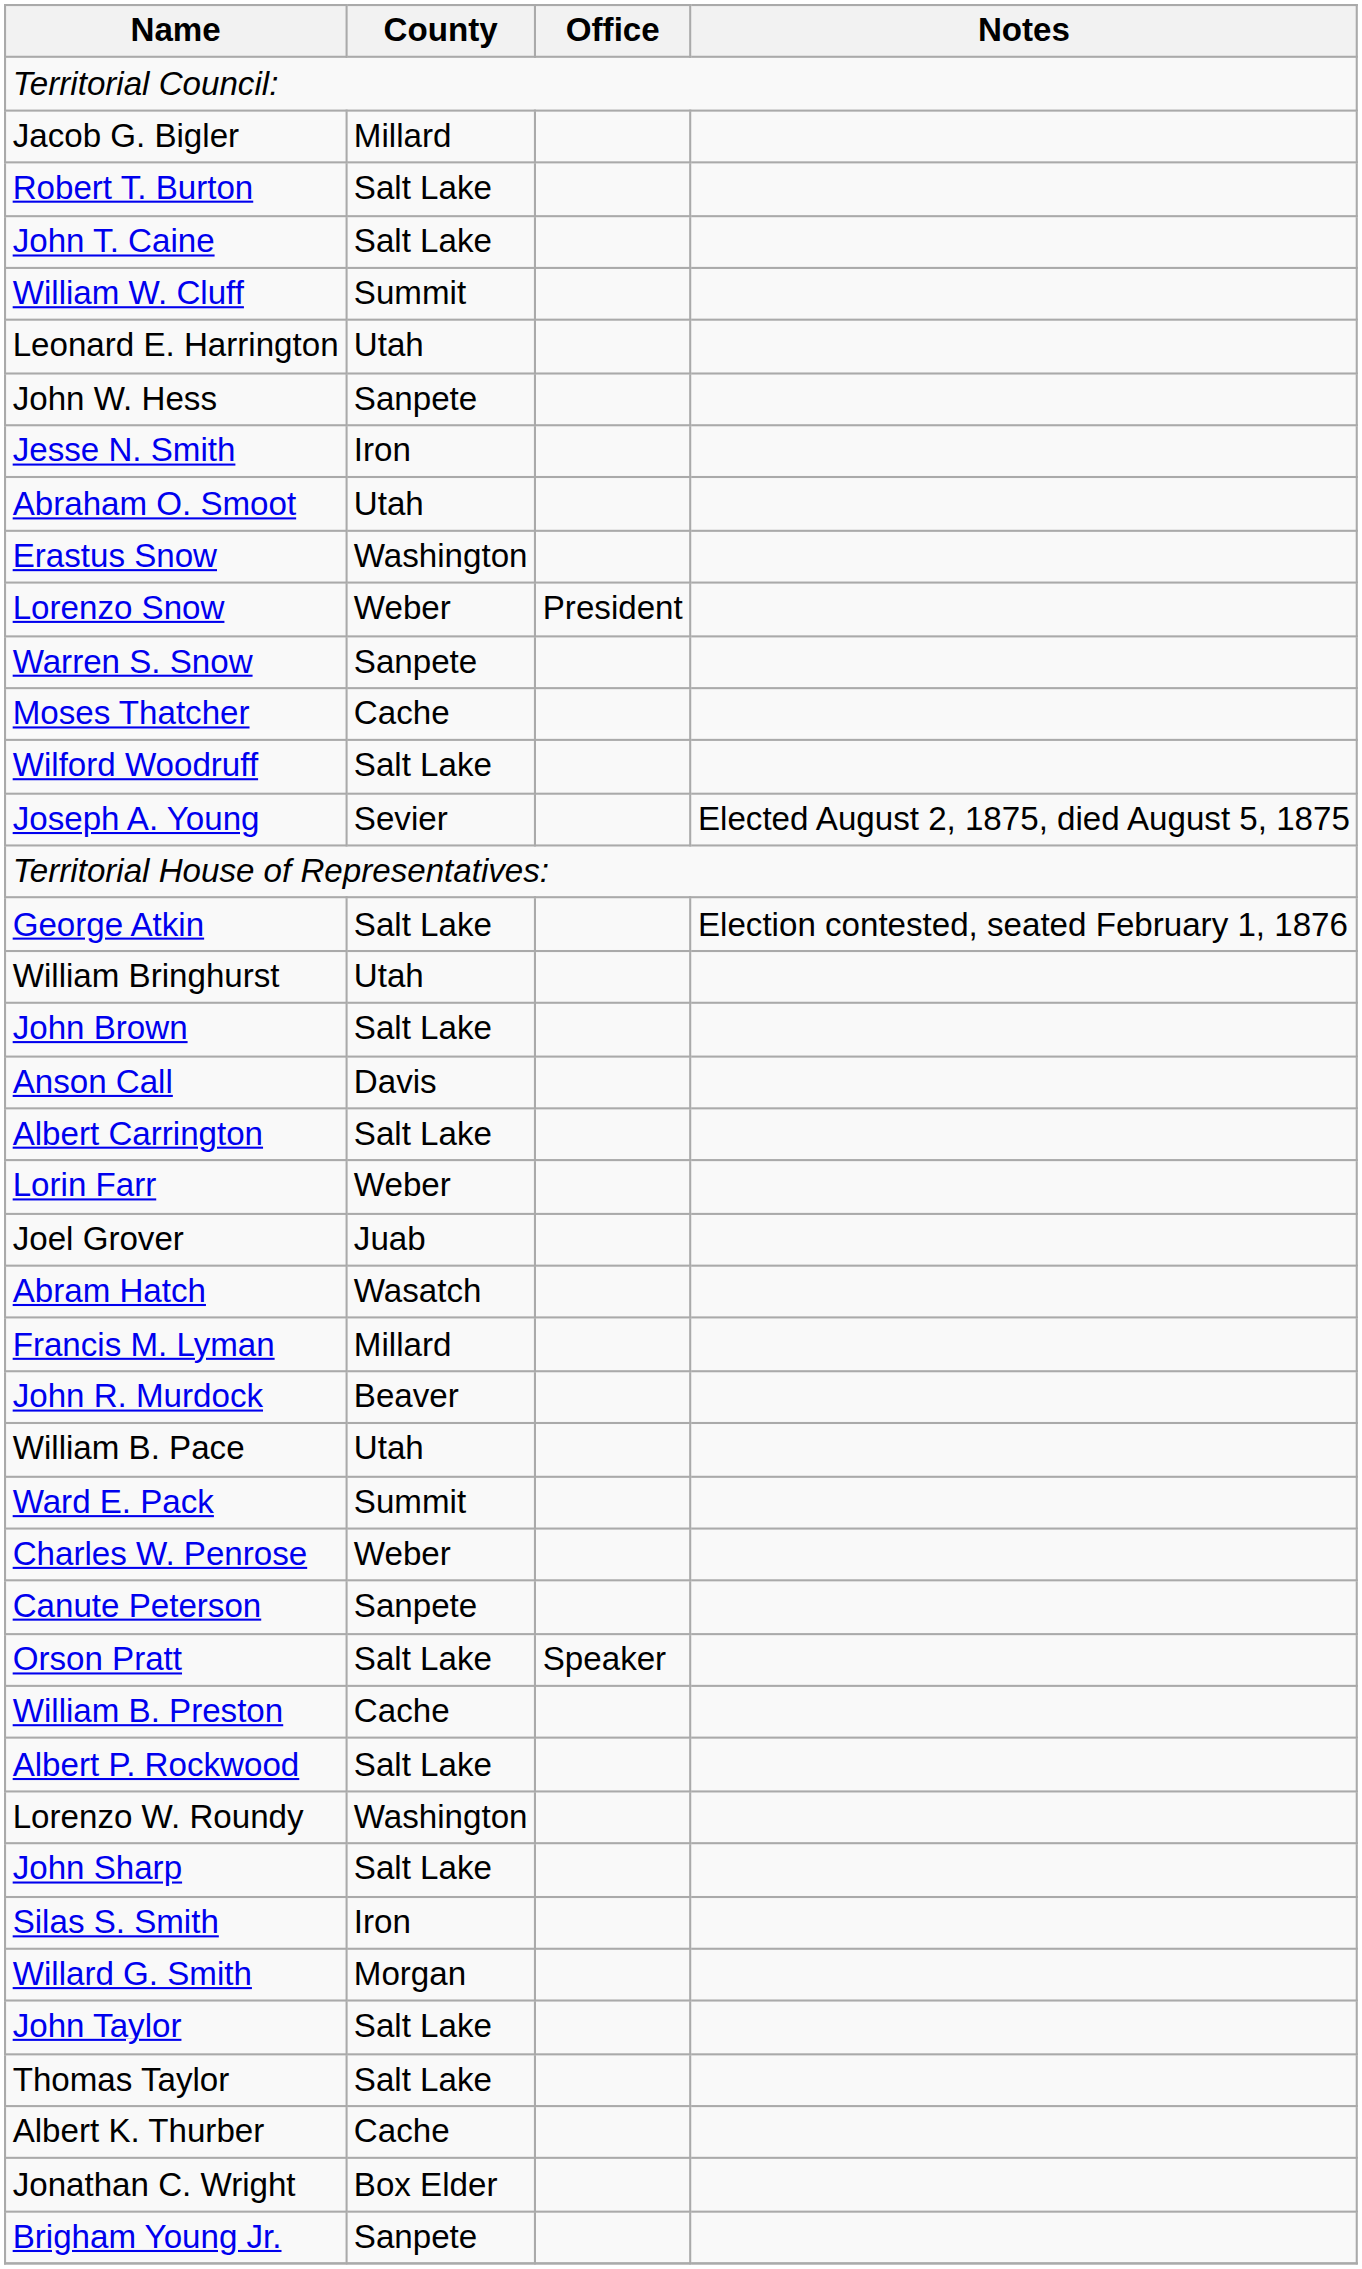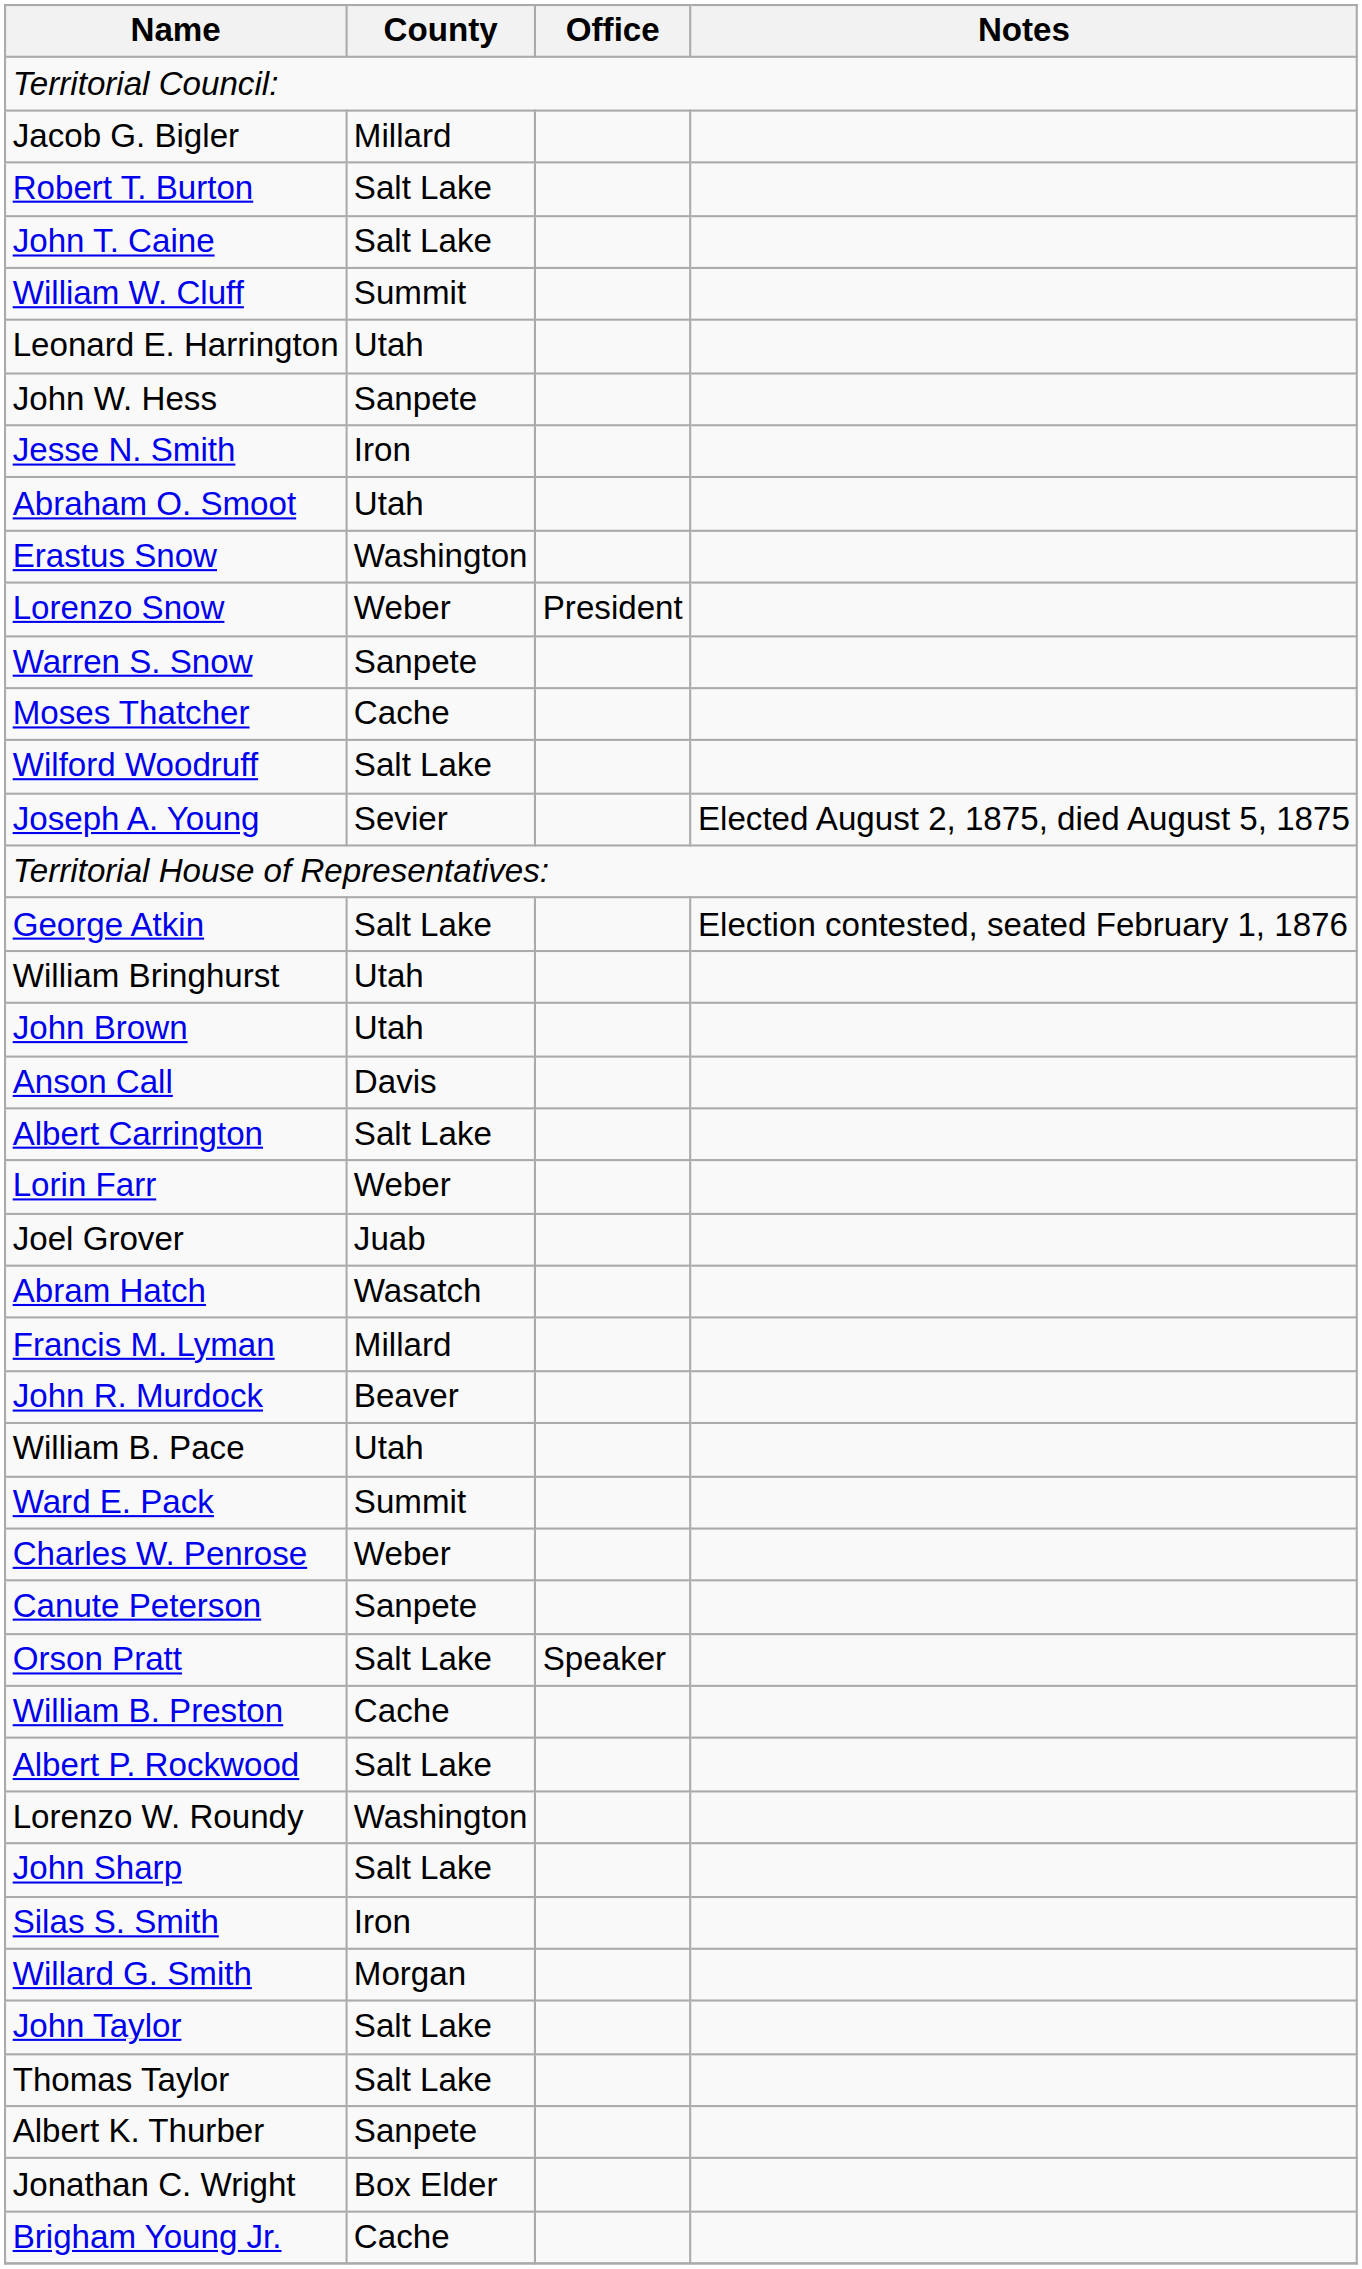(423, 1028) Salt Lake -> (389, 1028) Utah
(402, 2131) Cache -> (416, 2131) Sanpete
(416, 2236) Sanpete -> (402, 2236) Cache
